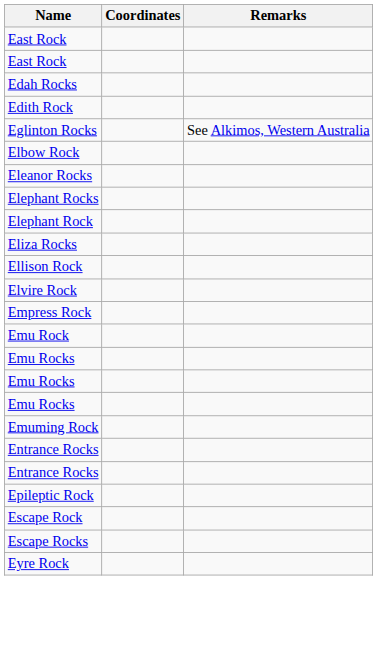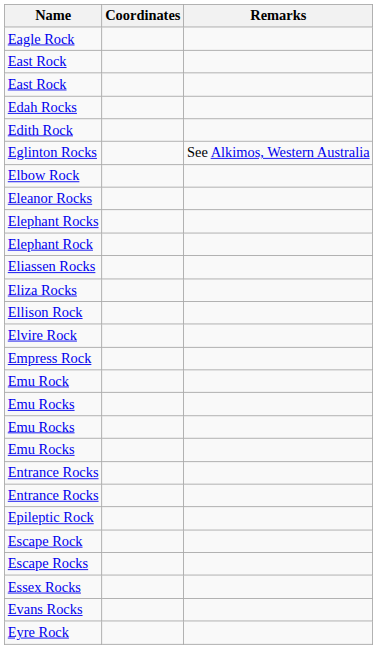+ row: (41, 38)
+ row: (52, 267)
- row: (53, 426)
+ row: (44, 586)
+ row: (45, 609)
